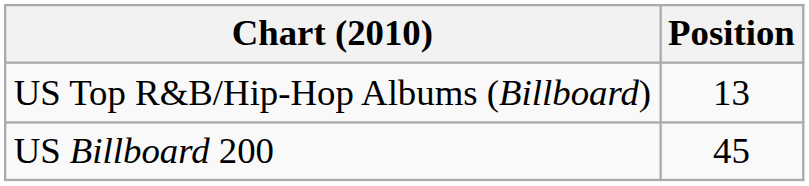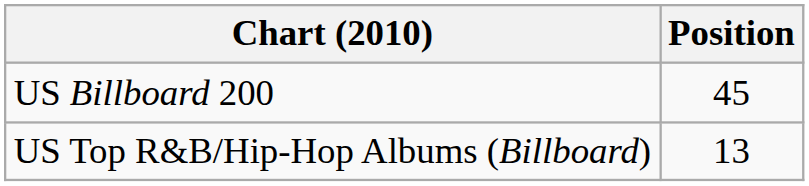rows swapped: (144, 150) <-> (332, 92)
